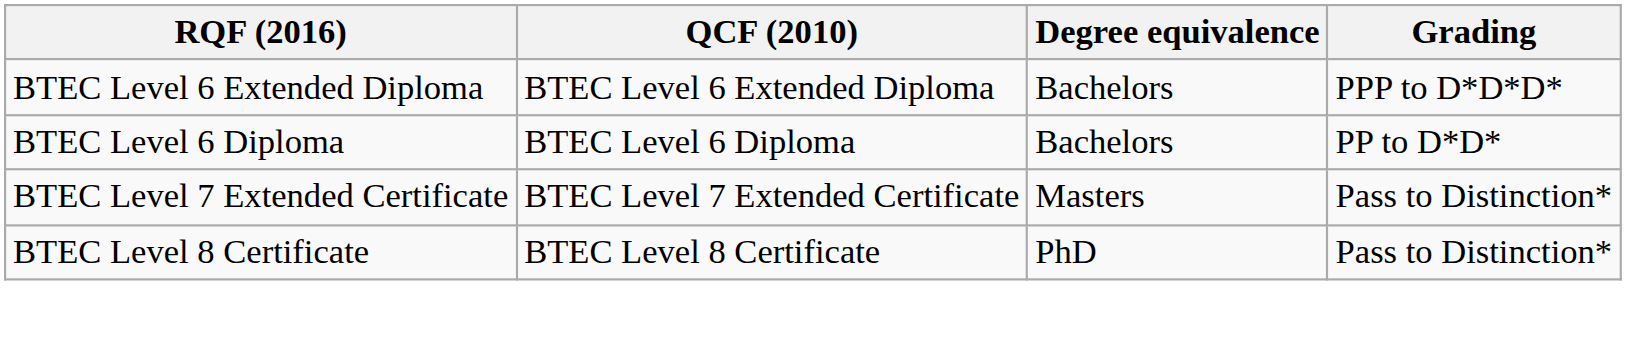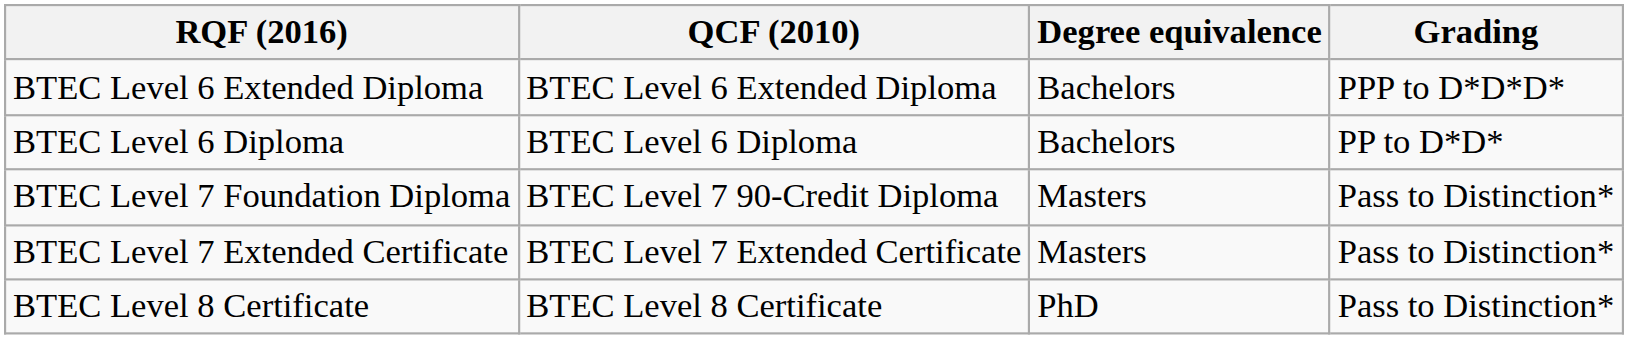+ row: (262, 196)
